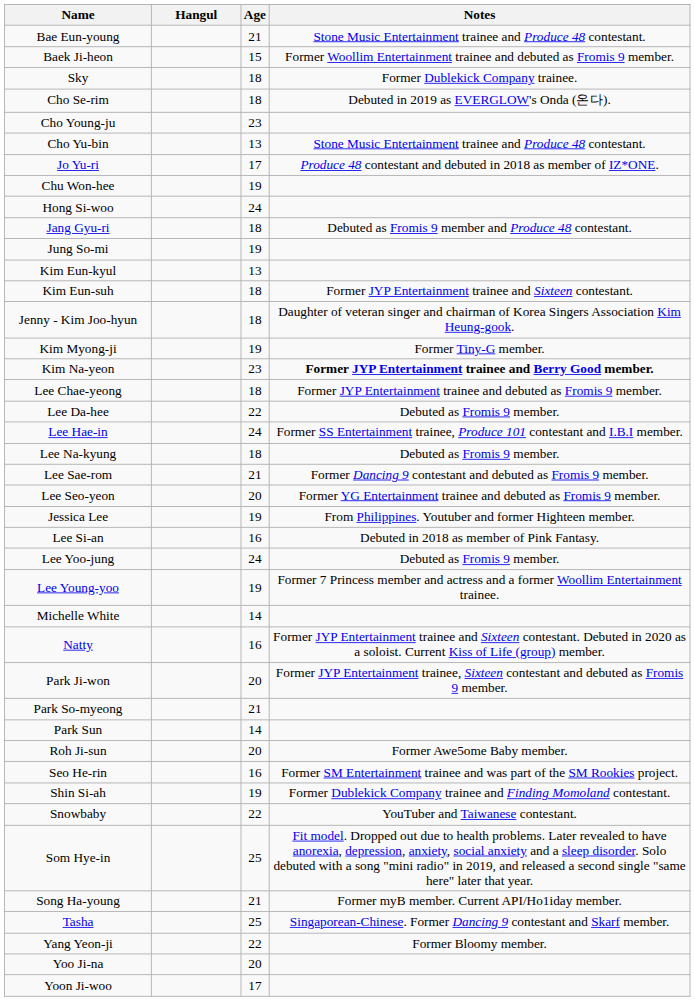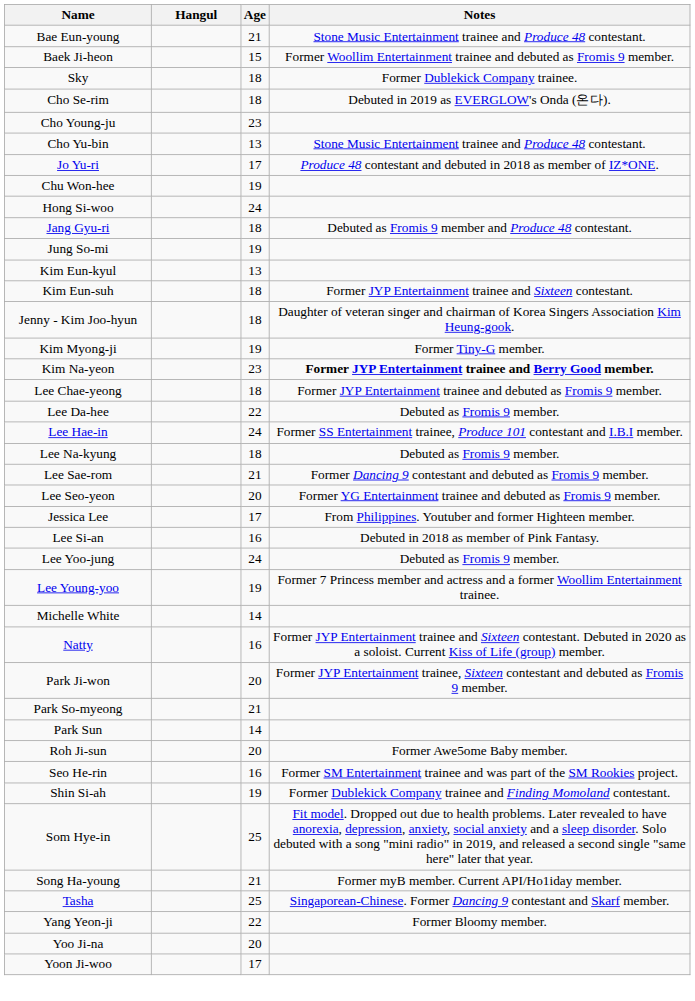(255, 516) 19 -> (255, 516) 17
- row: (78, 814)
